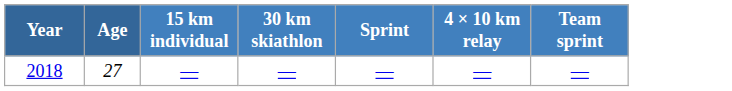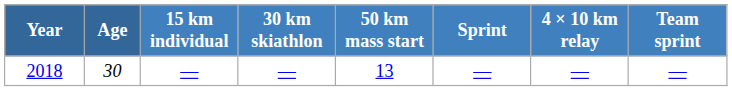+ column: (385, 30)
(112, 70) 27 -> (112, 70) 30
